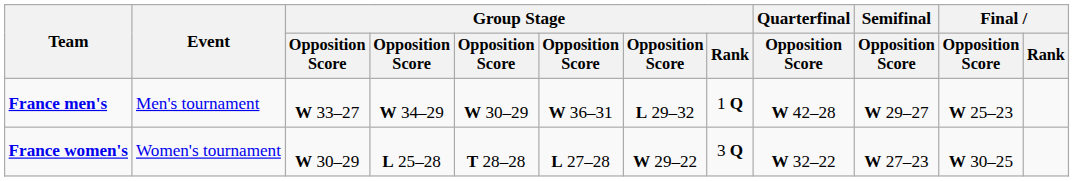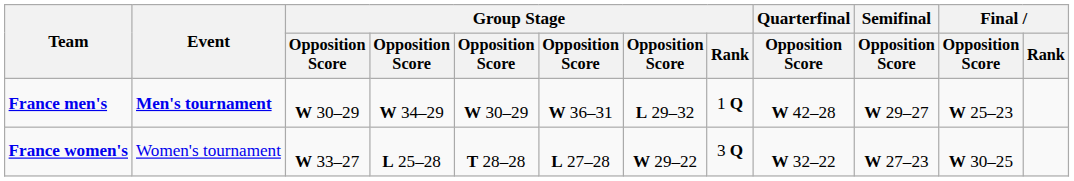(198, 103) normal -> (204, 103) bold
(327, 113) W 33–27 -> (327, 113) W 30–29
(327, 161) W 30–29 -> (327, 161) W 33–27
